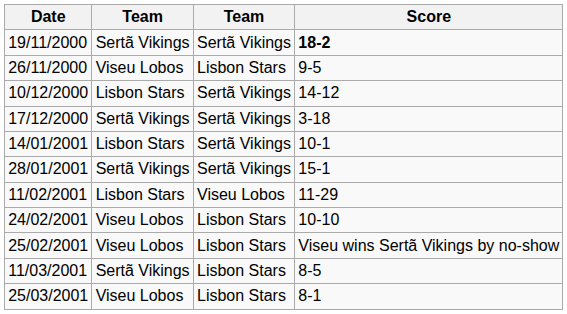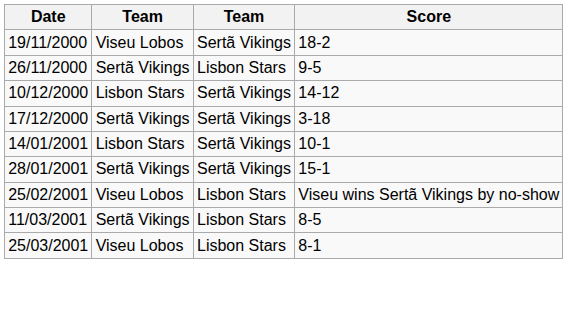(143, 42) Sertã Vikings -> (140, 42) Viseu Lobos
(314, 42) bold -> (314, 42) normal
(140, 67) Viseu Lobos -> (143, 67) Sertã Vikings
- row: (48, 194)
- row: (48, 220)
